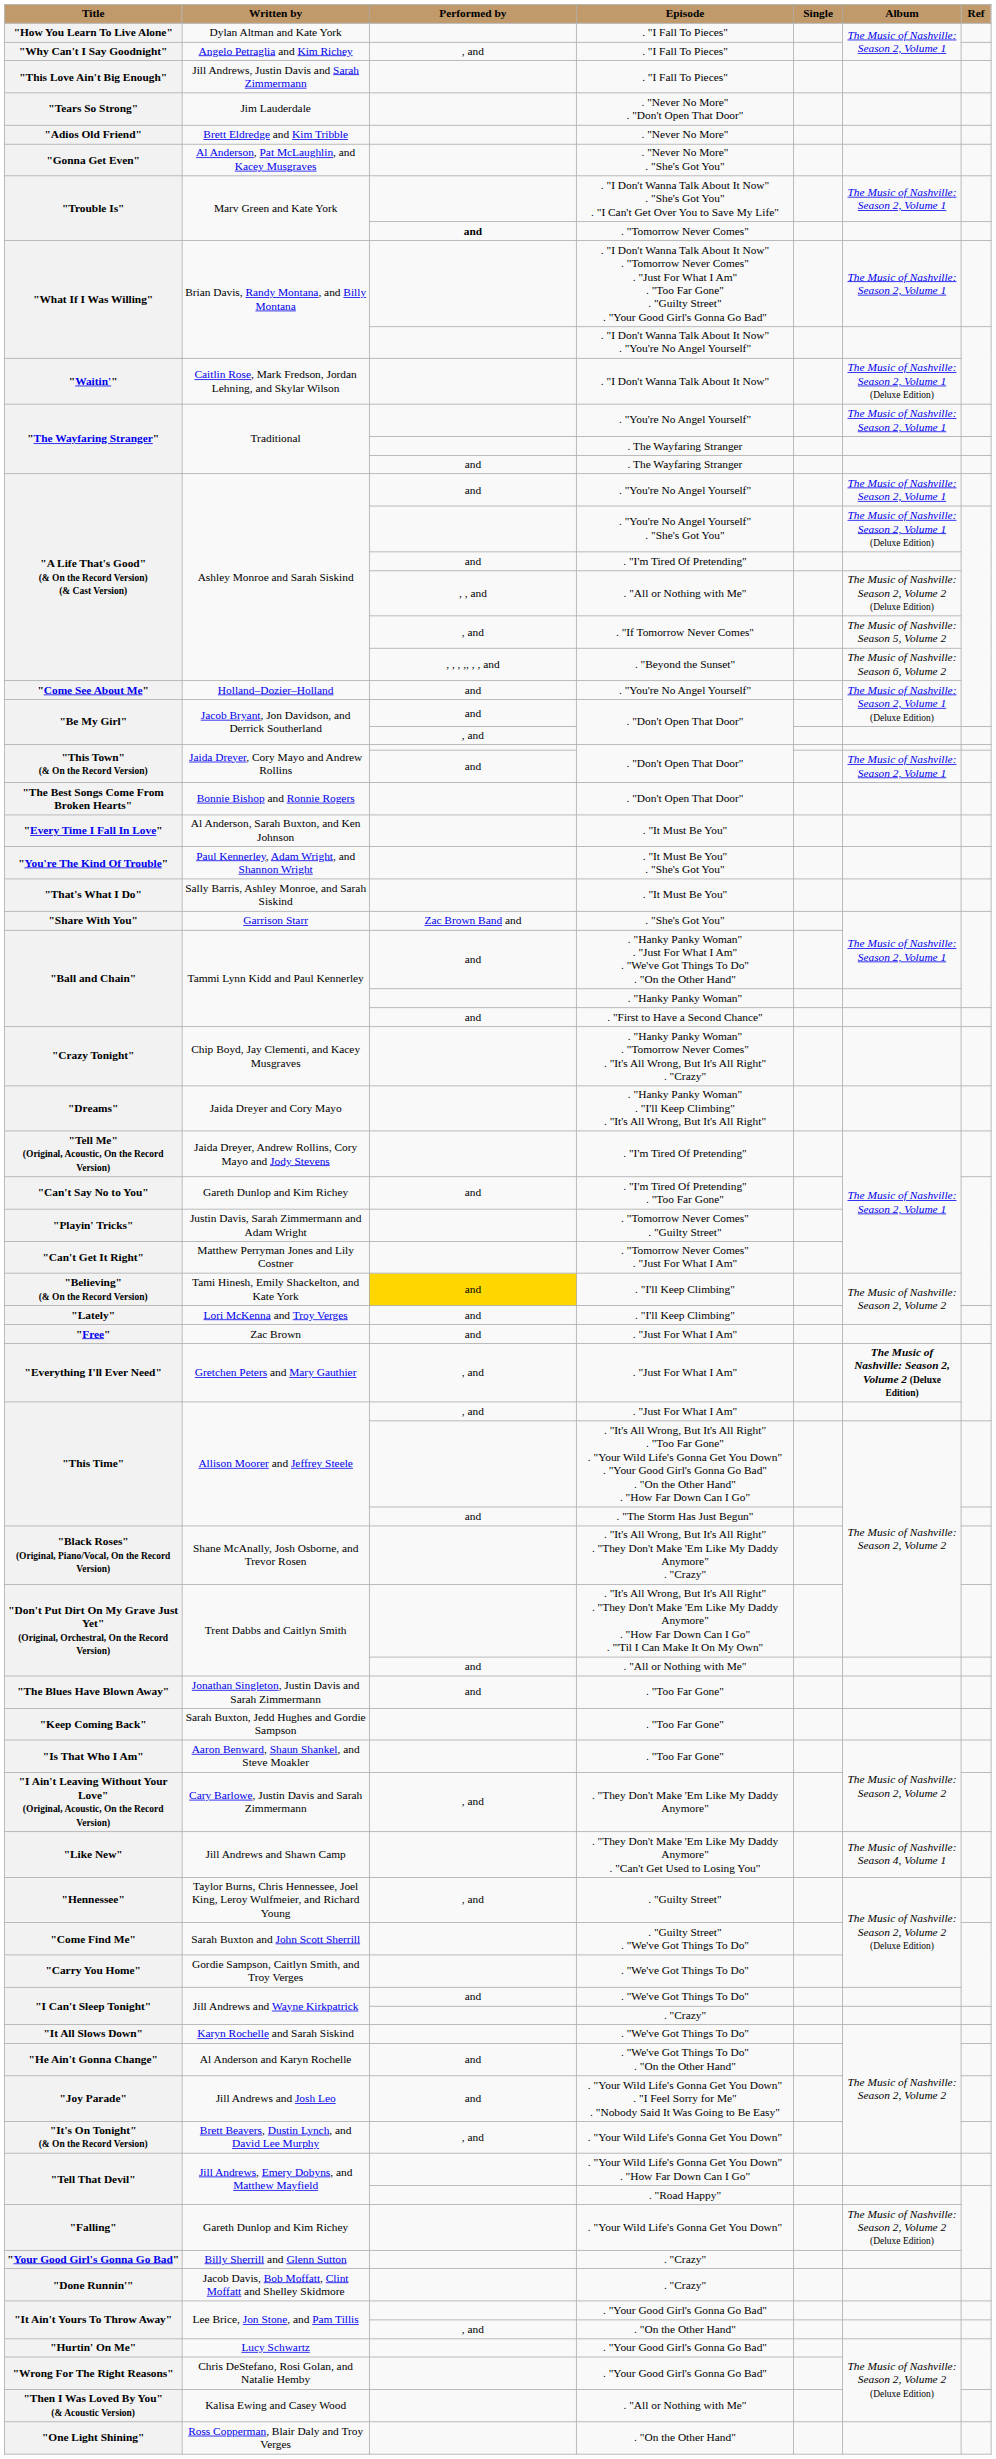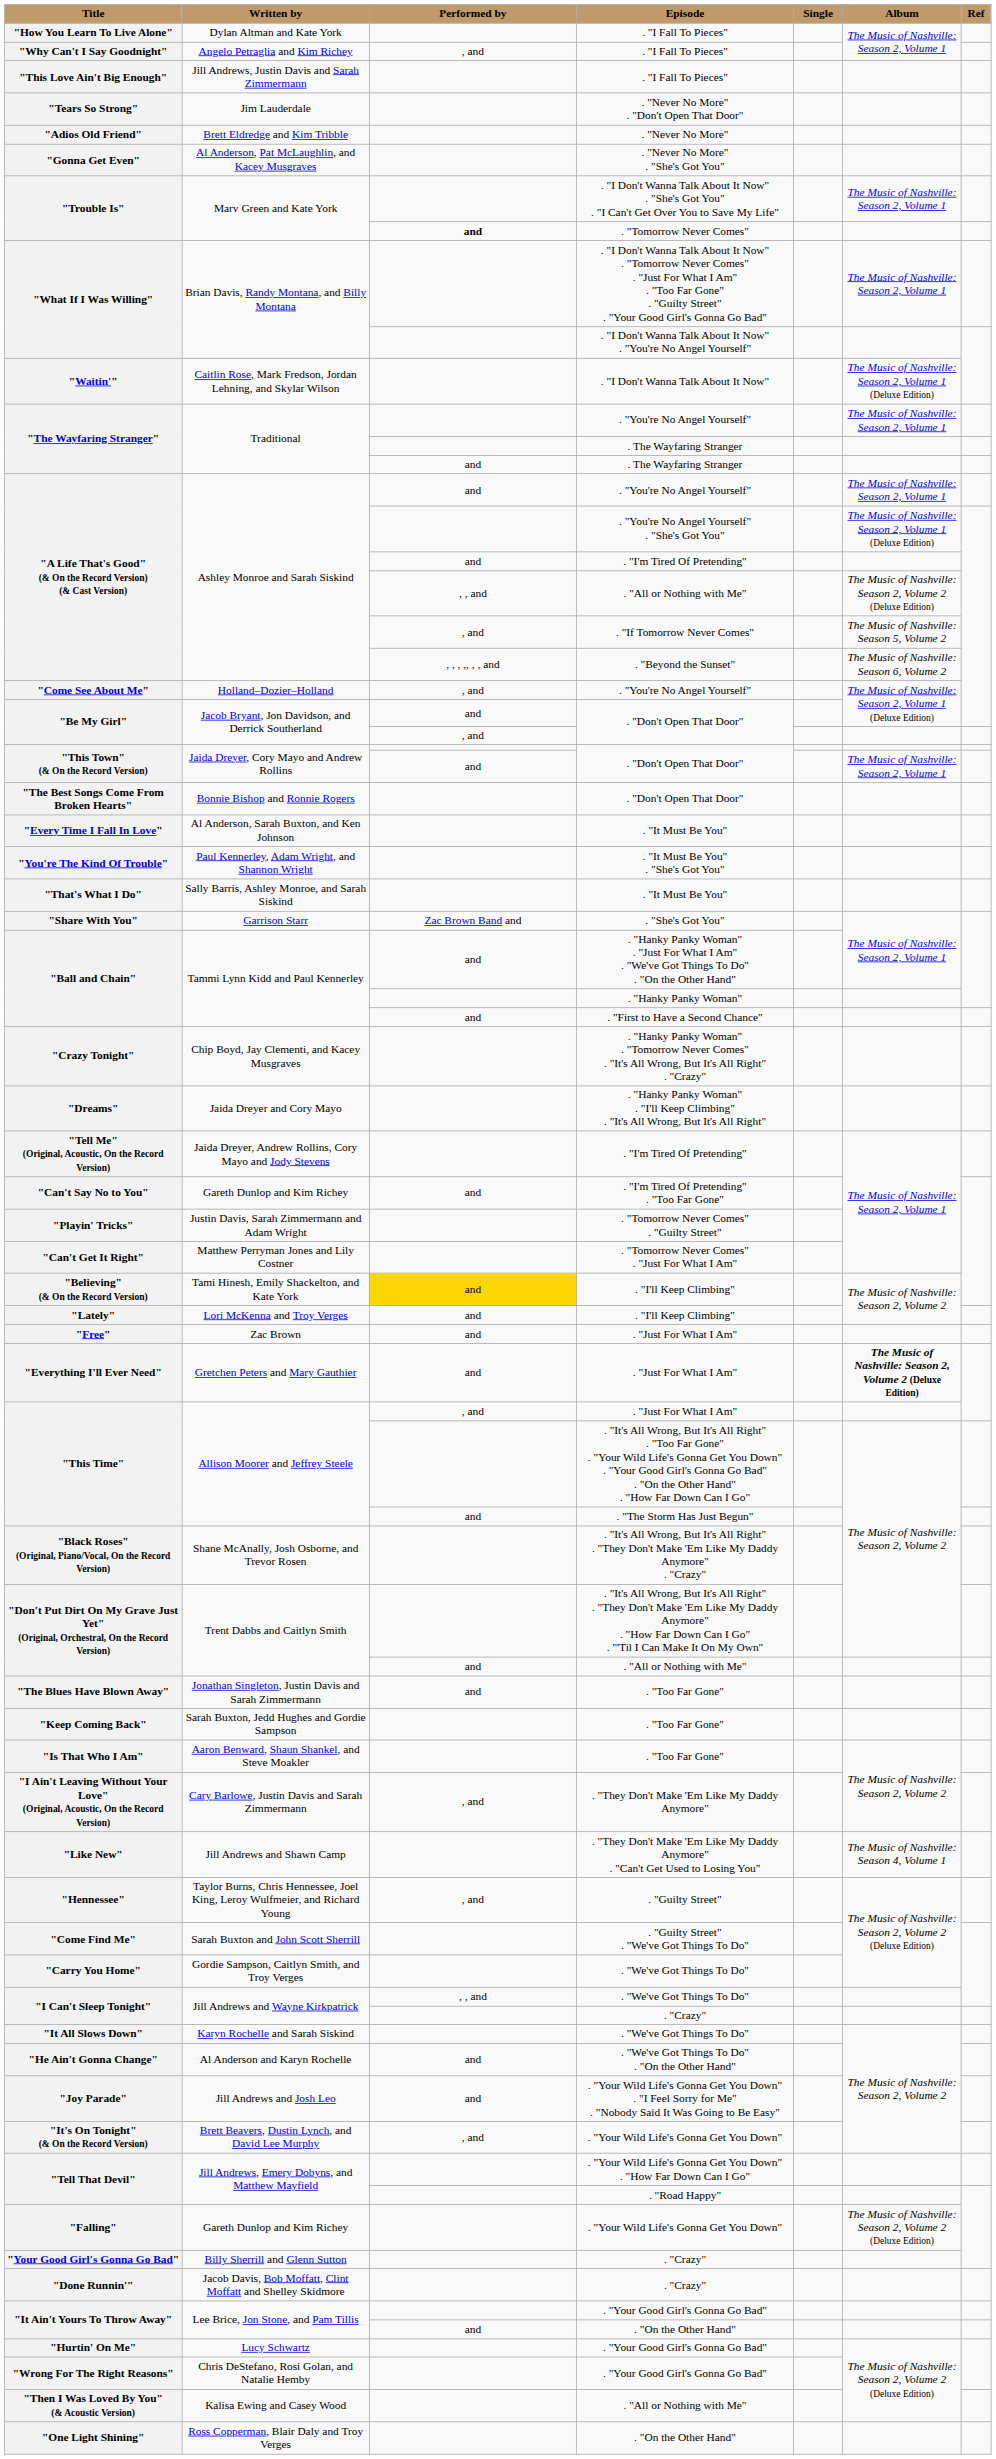(473, 690) and -> (473, 690) , and
(473, 1373) , and -> (473, 1373) and
(473, 1996) and -> (473, 1996) , , and
(473, 2329) , and -> (473, 2329) and
